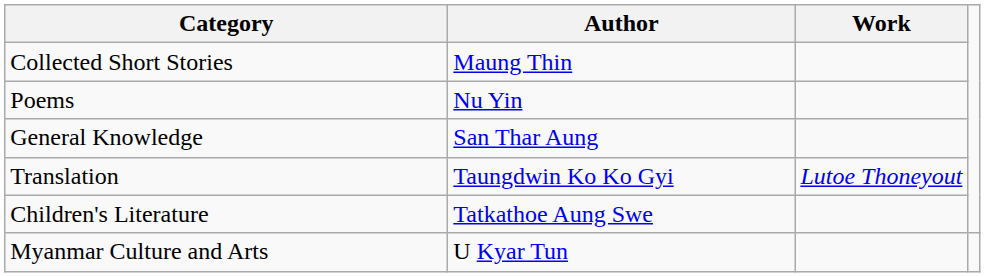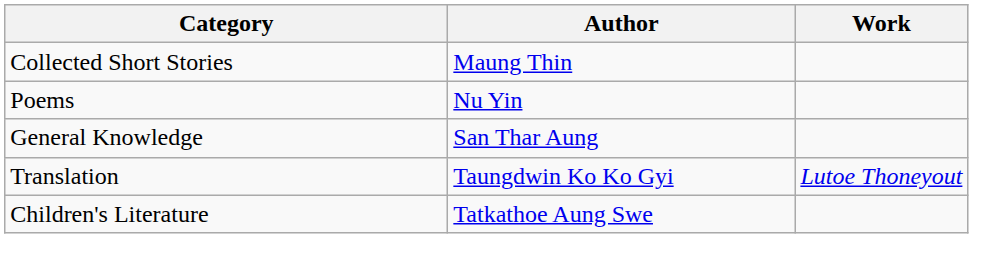- row: (139, 251)
